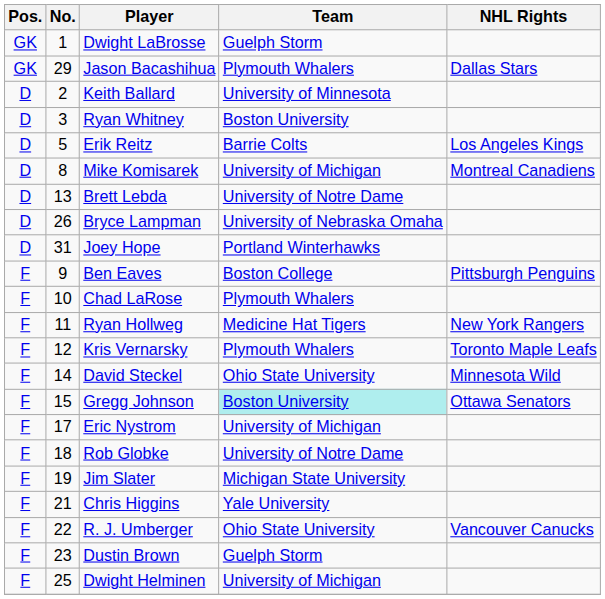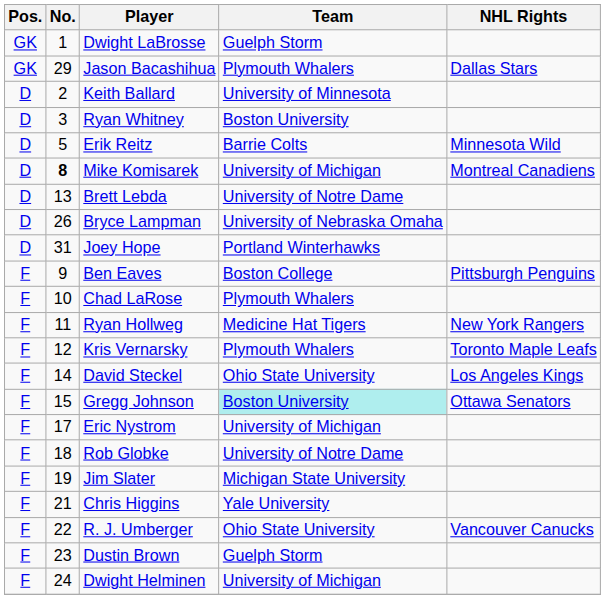(517, 145) Los Angeles Kings -> (506, 145) Minnesota Wild
(63, 171) normal -> (63, 171) bold
(506, 376) Minnesota Wild -> (517, 376) Los Angeles Kings
(63, 581) 25 -> (63, 581) 24
